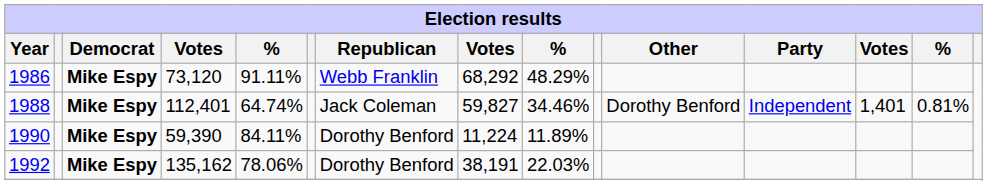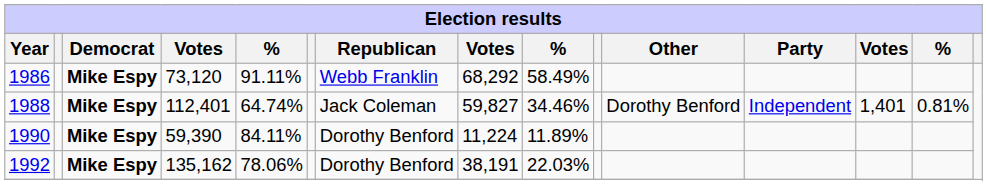(558, 77) 48.29% -> (558, 77) 58.49%
